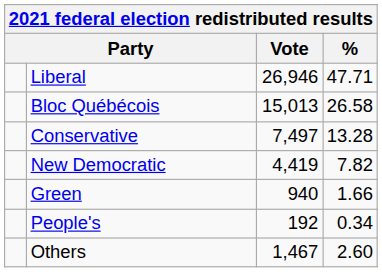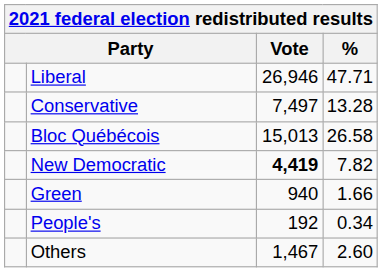rows swapped: (95, 106) <-> (84, 135)
(295, 164) normal -> (295, 164) bold
